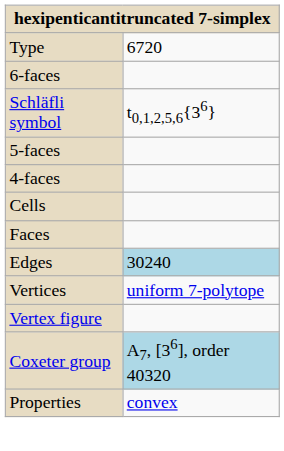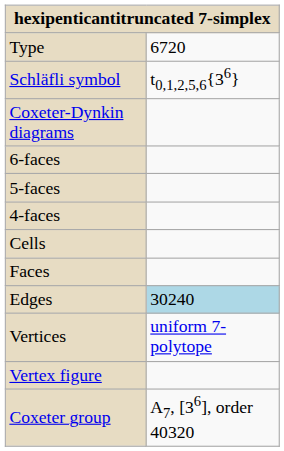rows swapped: (37, 112) <-> (35, 74)
+ row: (66, 122)
(178, 360) lightblue background -> (202, 417) no background
- row: (45, 402)
